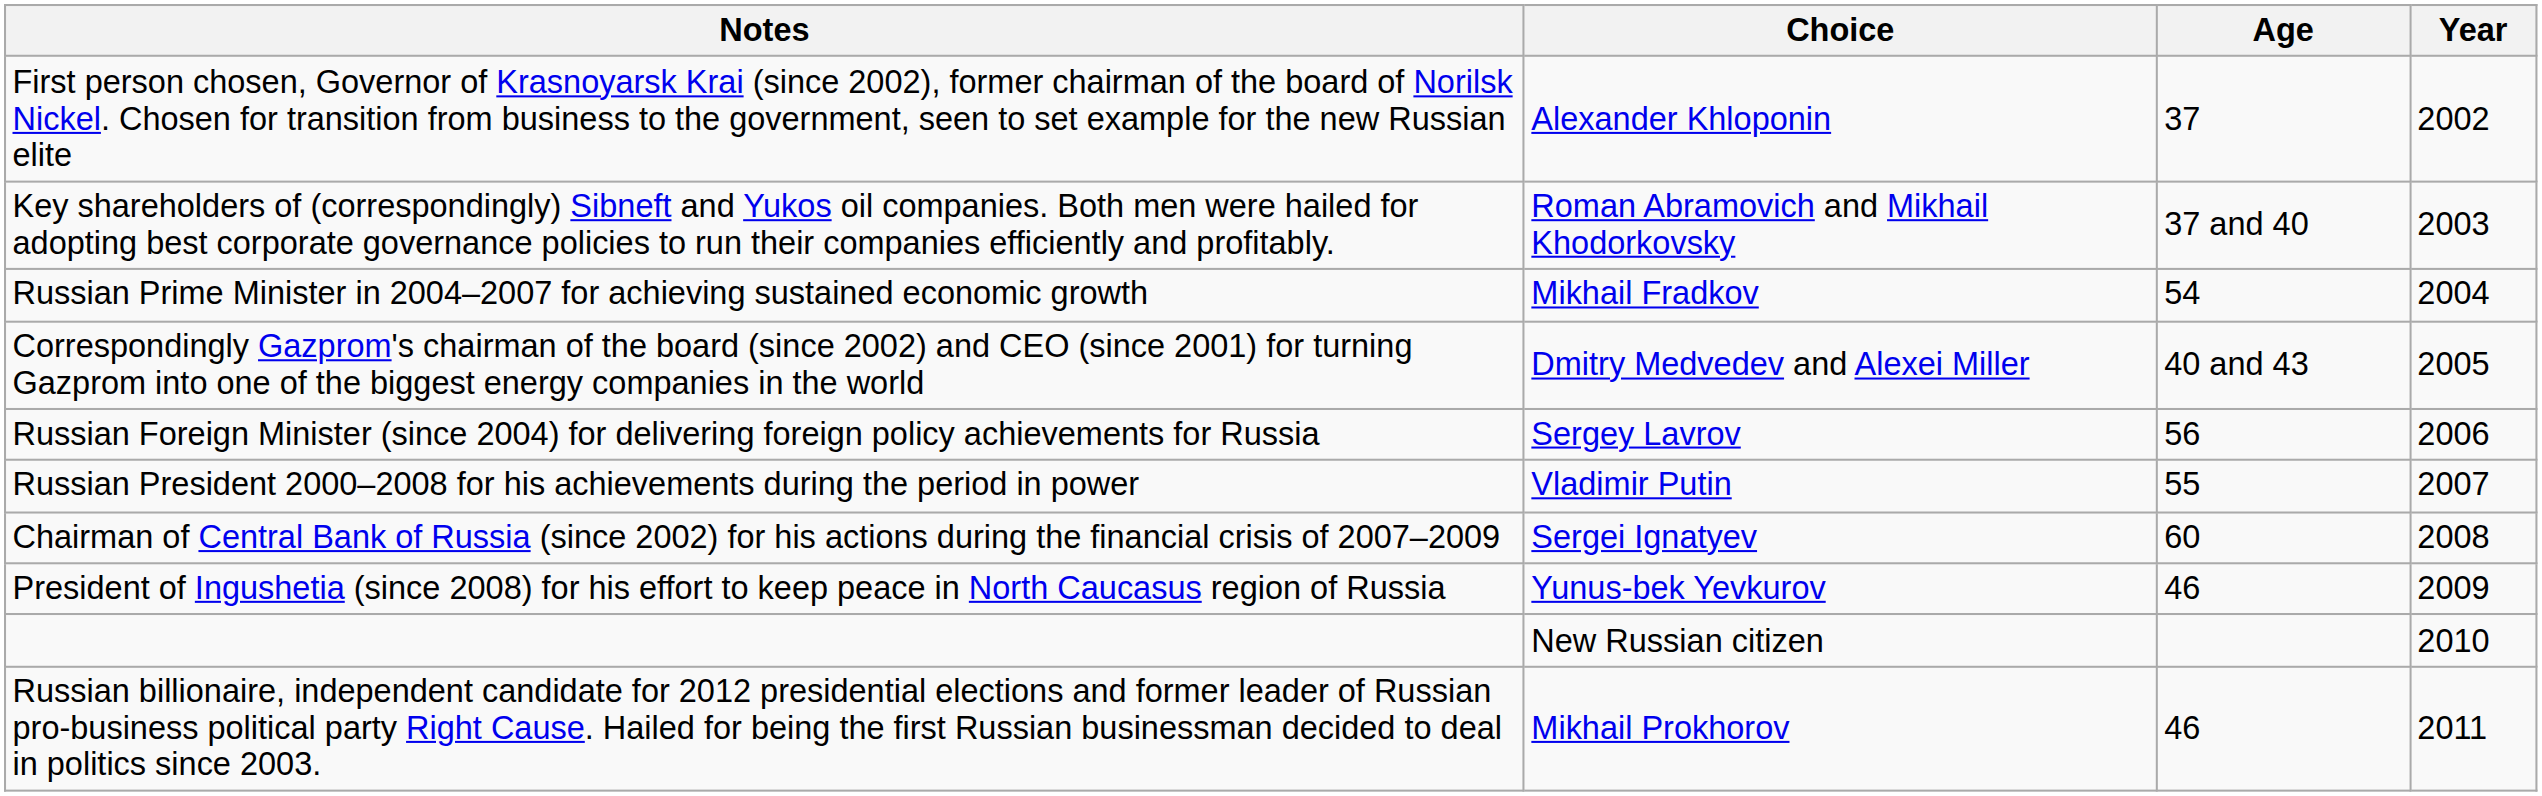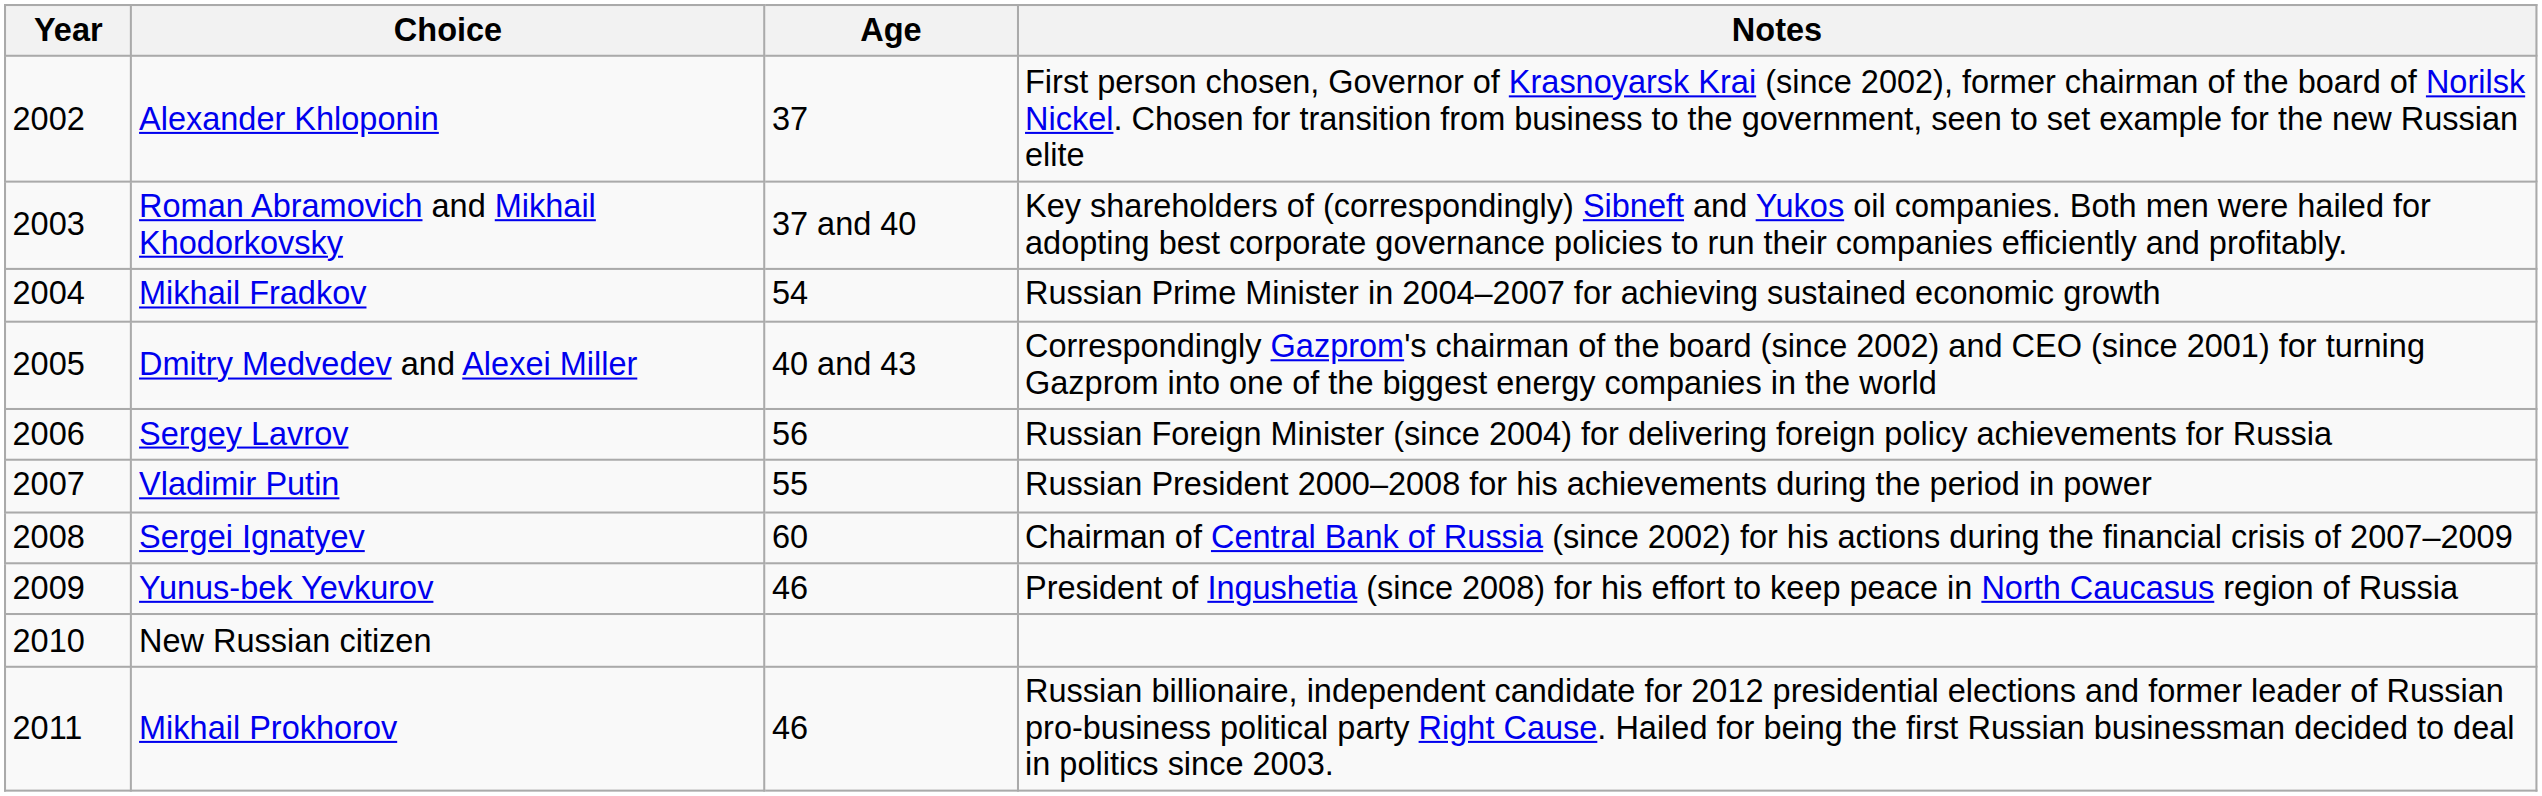columns swapped: (2473, 30) <-> (764, 30)
